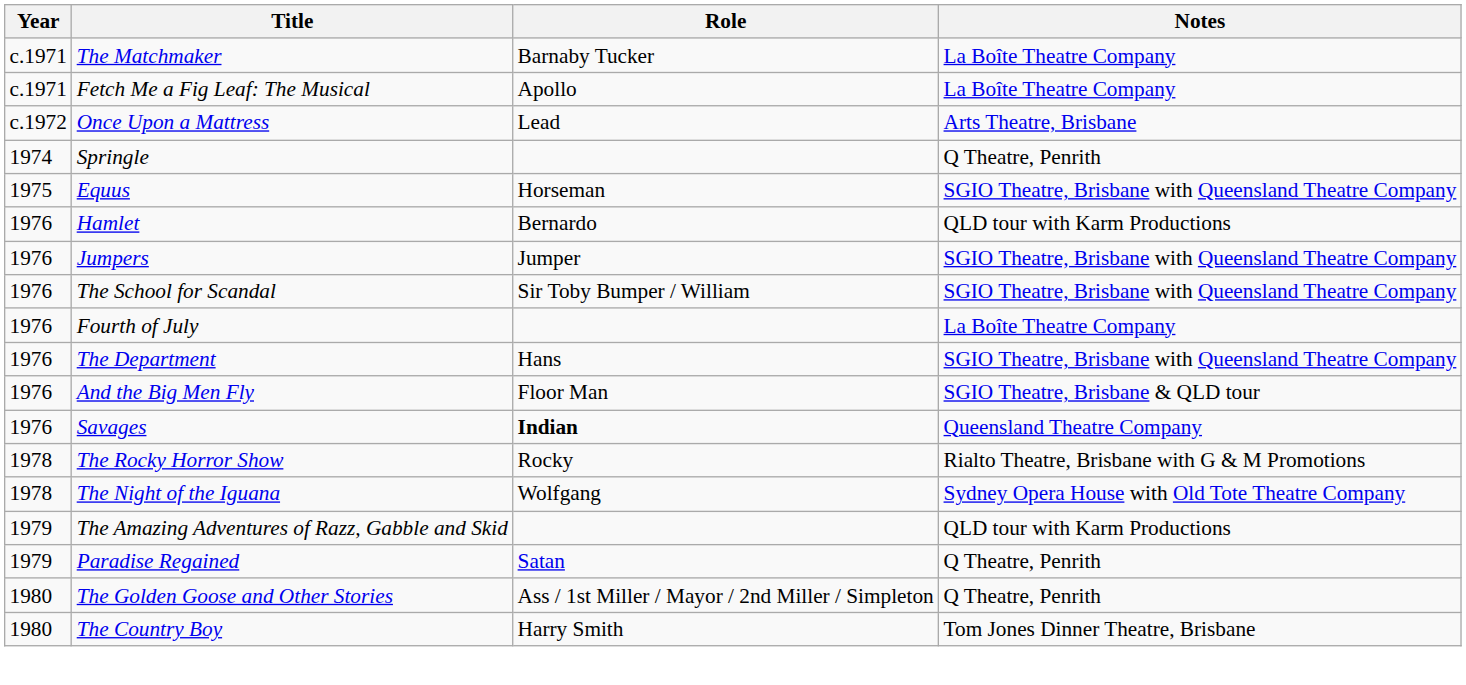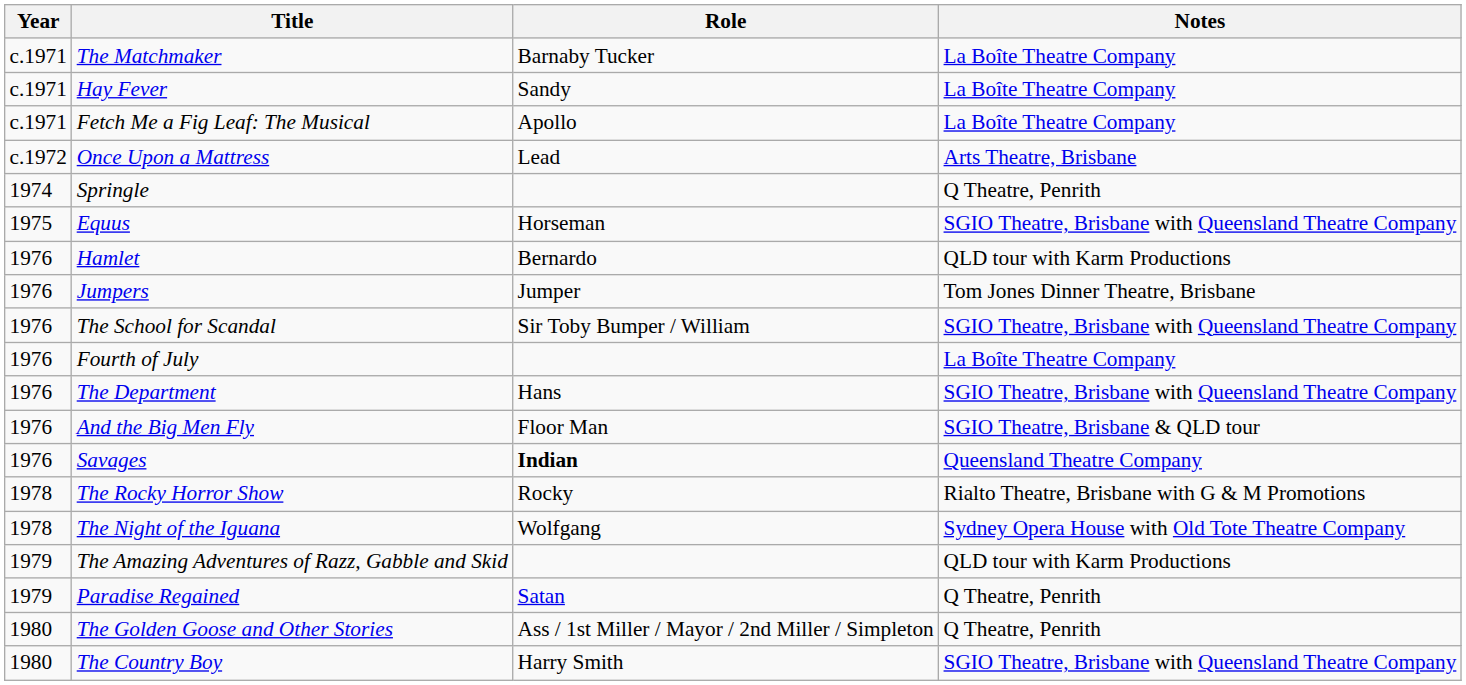+ row: (122, 88)
(1200, 257) SGIO Theatre, Brisbane with Queensland Theatre Company -> (1100, 291) Tom Jones Dinner Theatre, Brisbane
(1100, 628) Tom Jones Dinner Theatre, Brisbane -> (1200, 662) SGIO Theatre, Brisbane with Queensland Theatre Company
